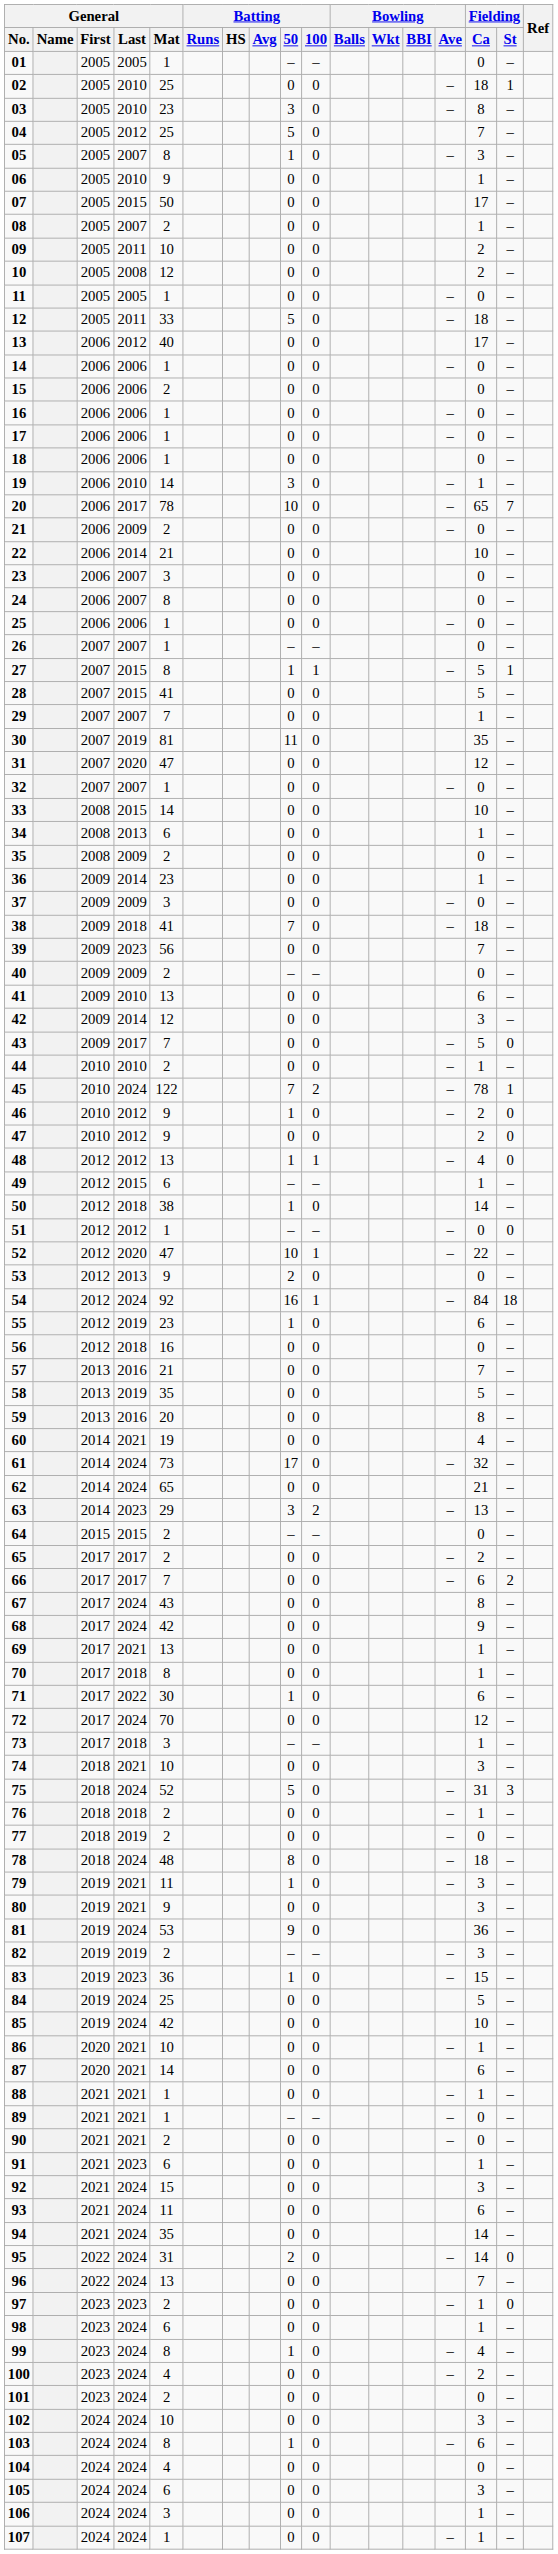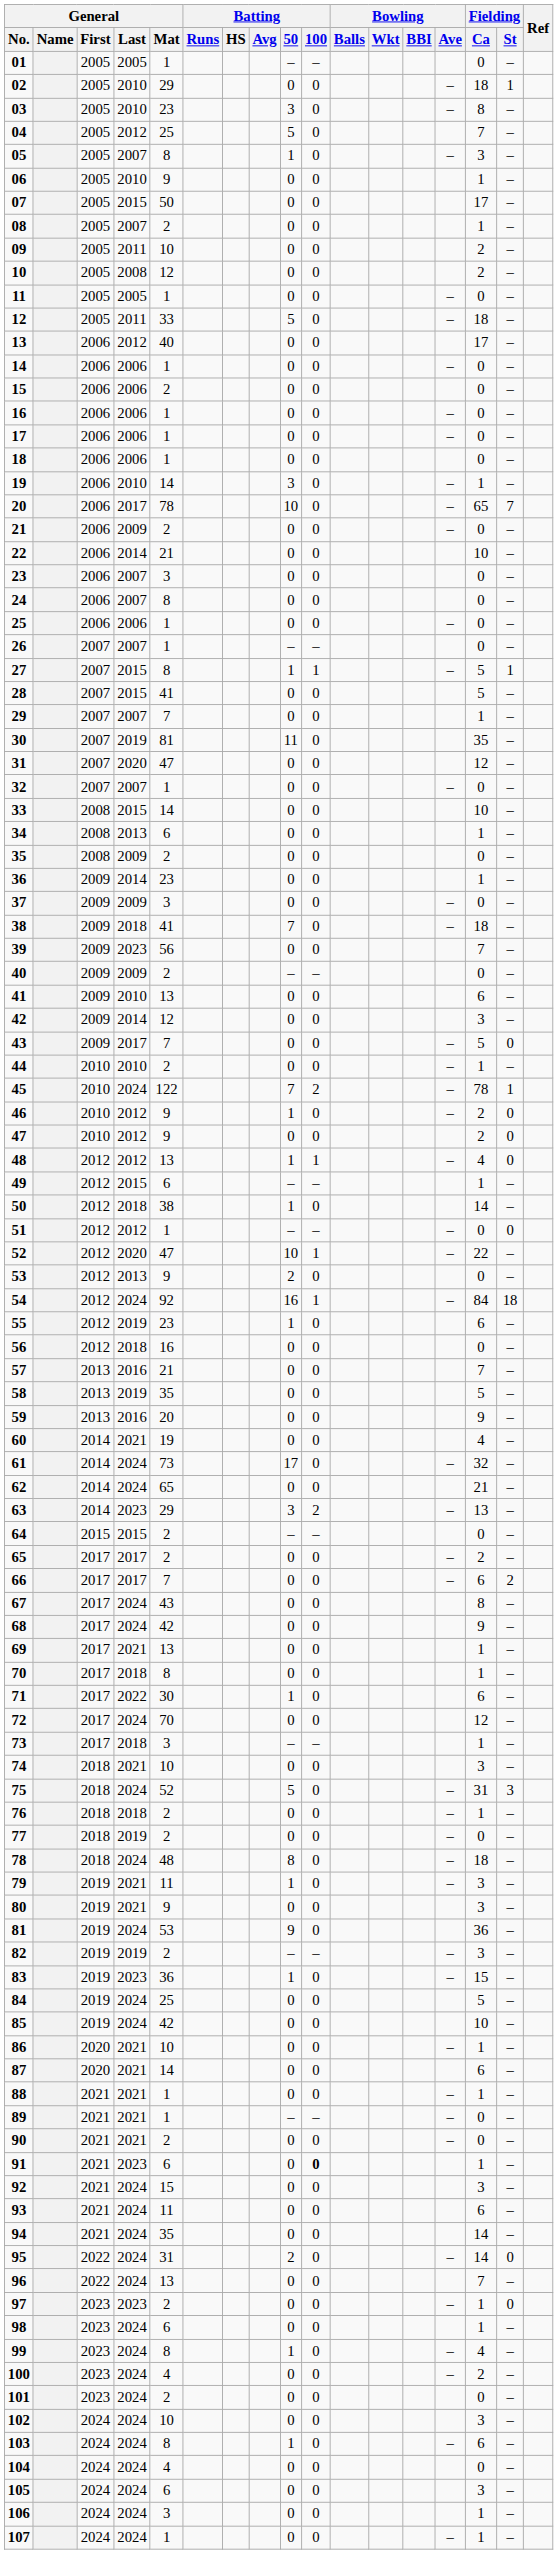(167, 86) 25 -> (167, 86) 29
(481, 1416) 8 -> (481, 1416) 9
(316, 2163) normal -> (316, 2163) bold
